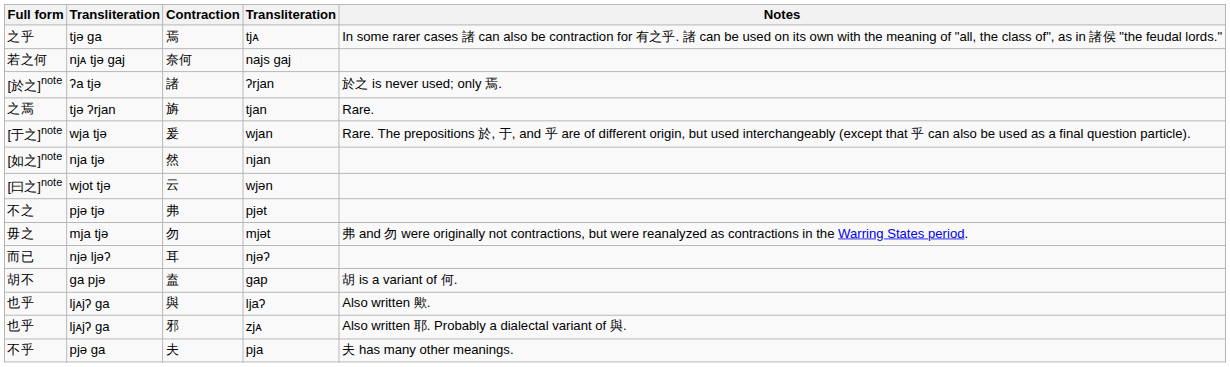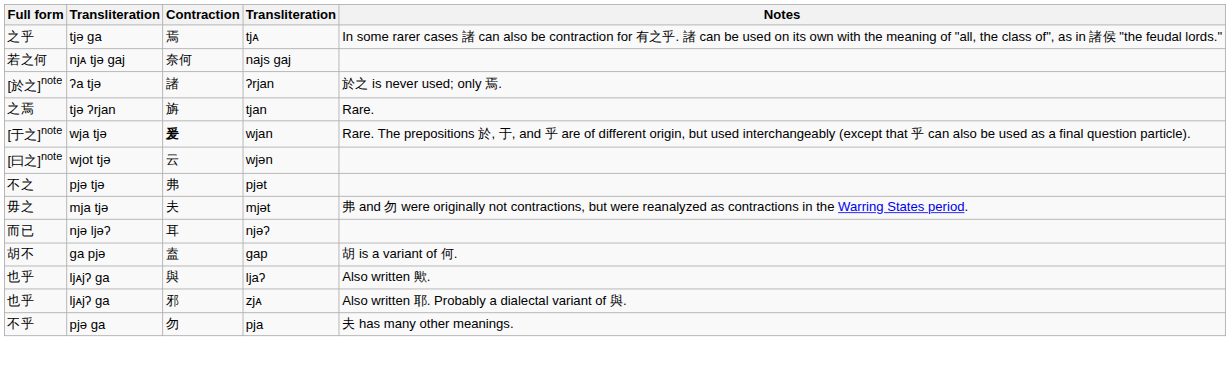(173, 133) normal -> (173, 133) bold
- row: (258, 160)
(173, 233) 勿 -> (173, 207) 夫
(173, 349) 夫 -> (173, 323) 勿
